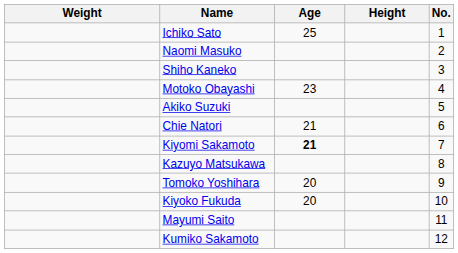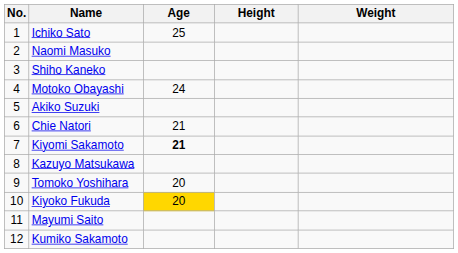columns swapped: (441, 13) <-> (82, 13)
(310, 88) 23 -> (179, 88) 24
(310, 201) no background -> (179, 201) gold background
